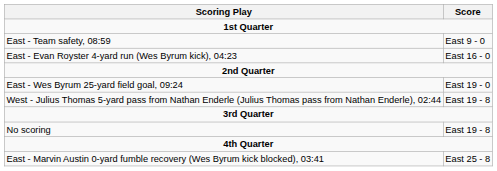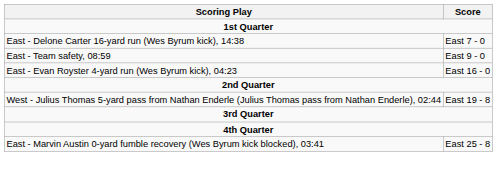+ row: (125, 41)
- row: (95, 85)
- row: (29, 129)
